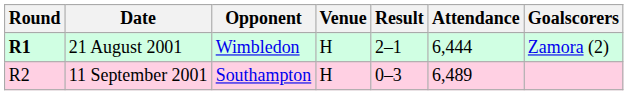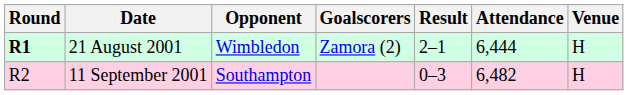columns swapped: (343, 18) <-> (573, 18)
(452, 75) 6,489 -> (496, 75) 6,482
